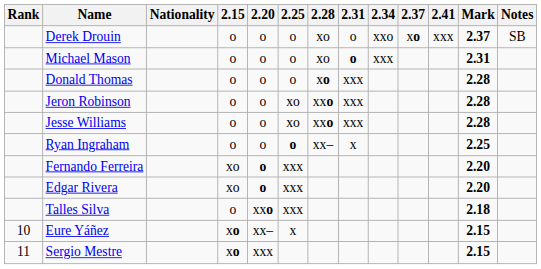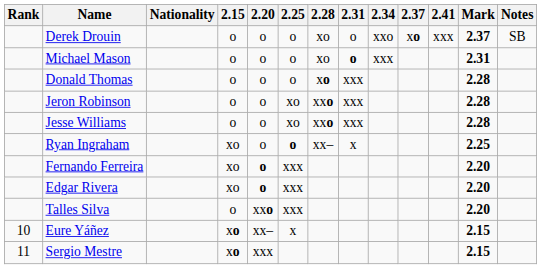(233, 144) o -> (233, 144) xo
(478, 209) 2.18 -> (478, 209) 2.20
